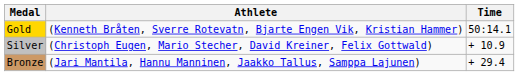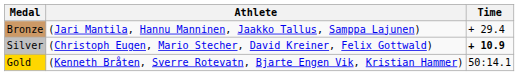rows swapped: (19, 29) <-> (25, 62)
(487, 46) normal -> (487, 46) bold
